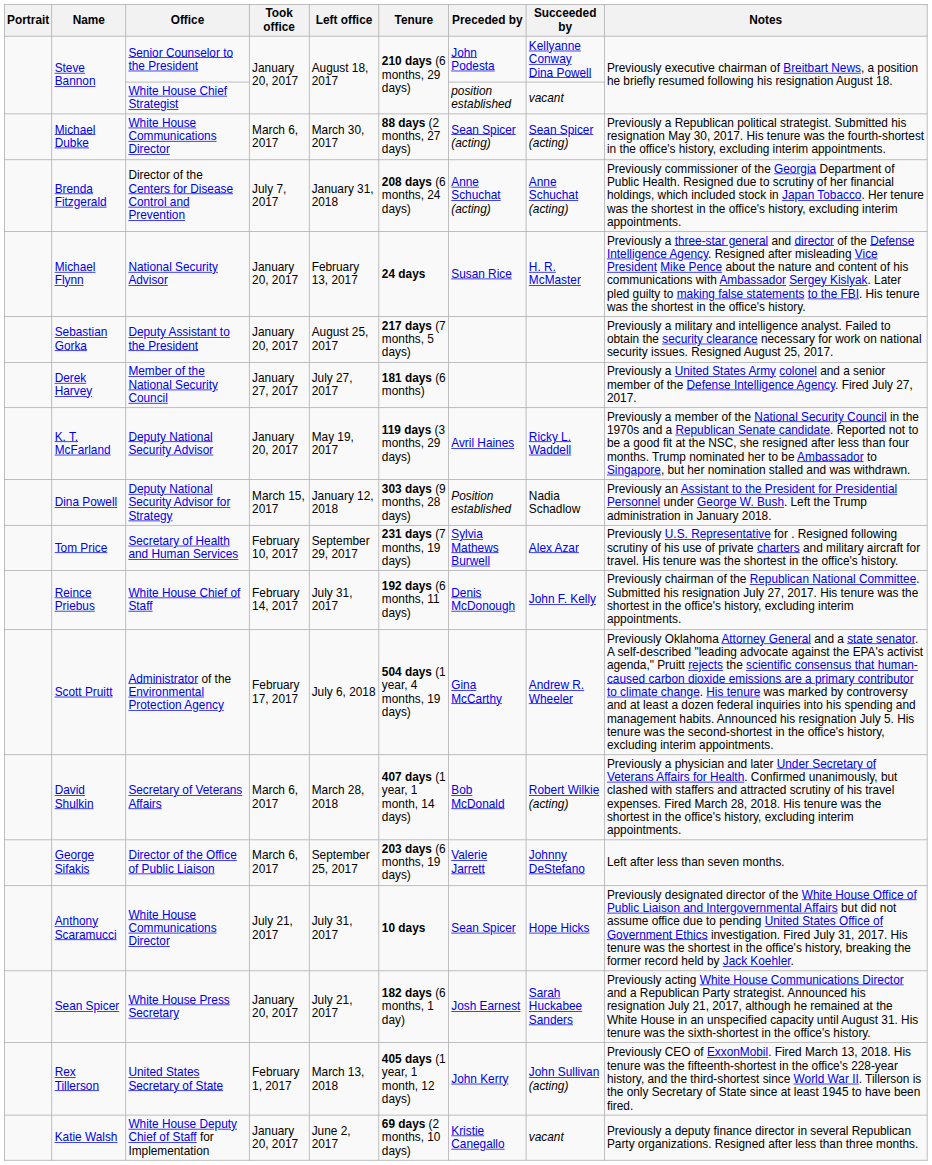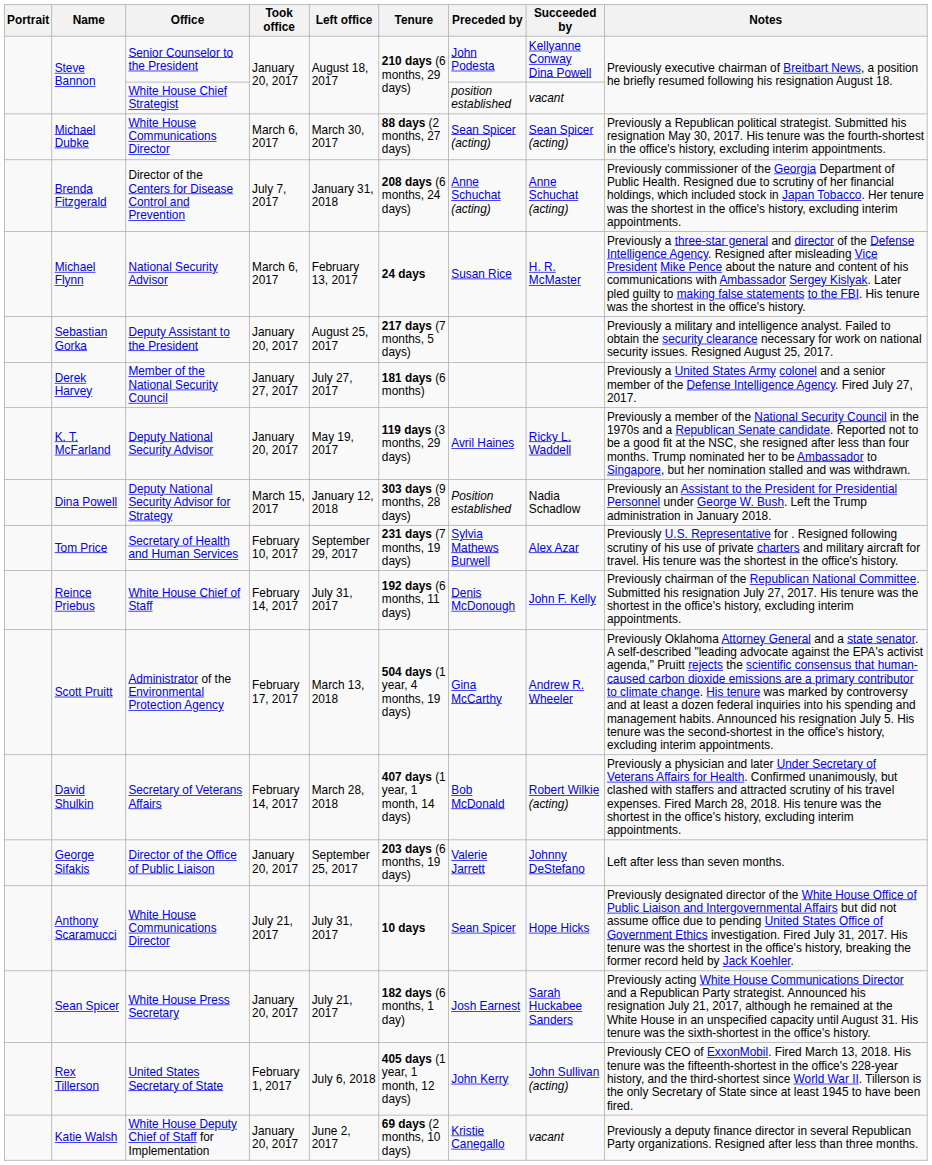(275, 274) January 20, 2017 -> (275, 274) March 6, 2017
(344, 692) July 6, 2018 -> (338, 692) March 13, 2018
(275, 797) March 6, 2017 -> (276, 797) February 14, 2017
(275, 862) March 6, 2017 -> (275, 862) January 20, 2017
(338, 1079) March 13, 2018 -> (344, 1079) July 6, 2018
